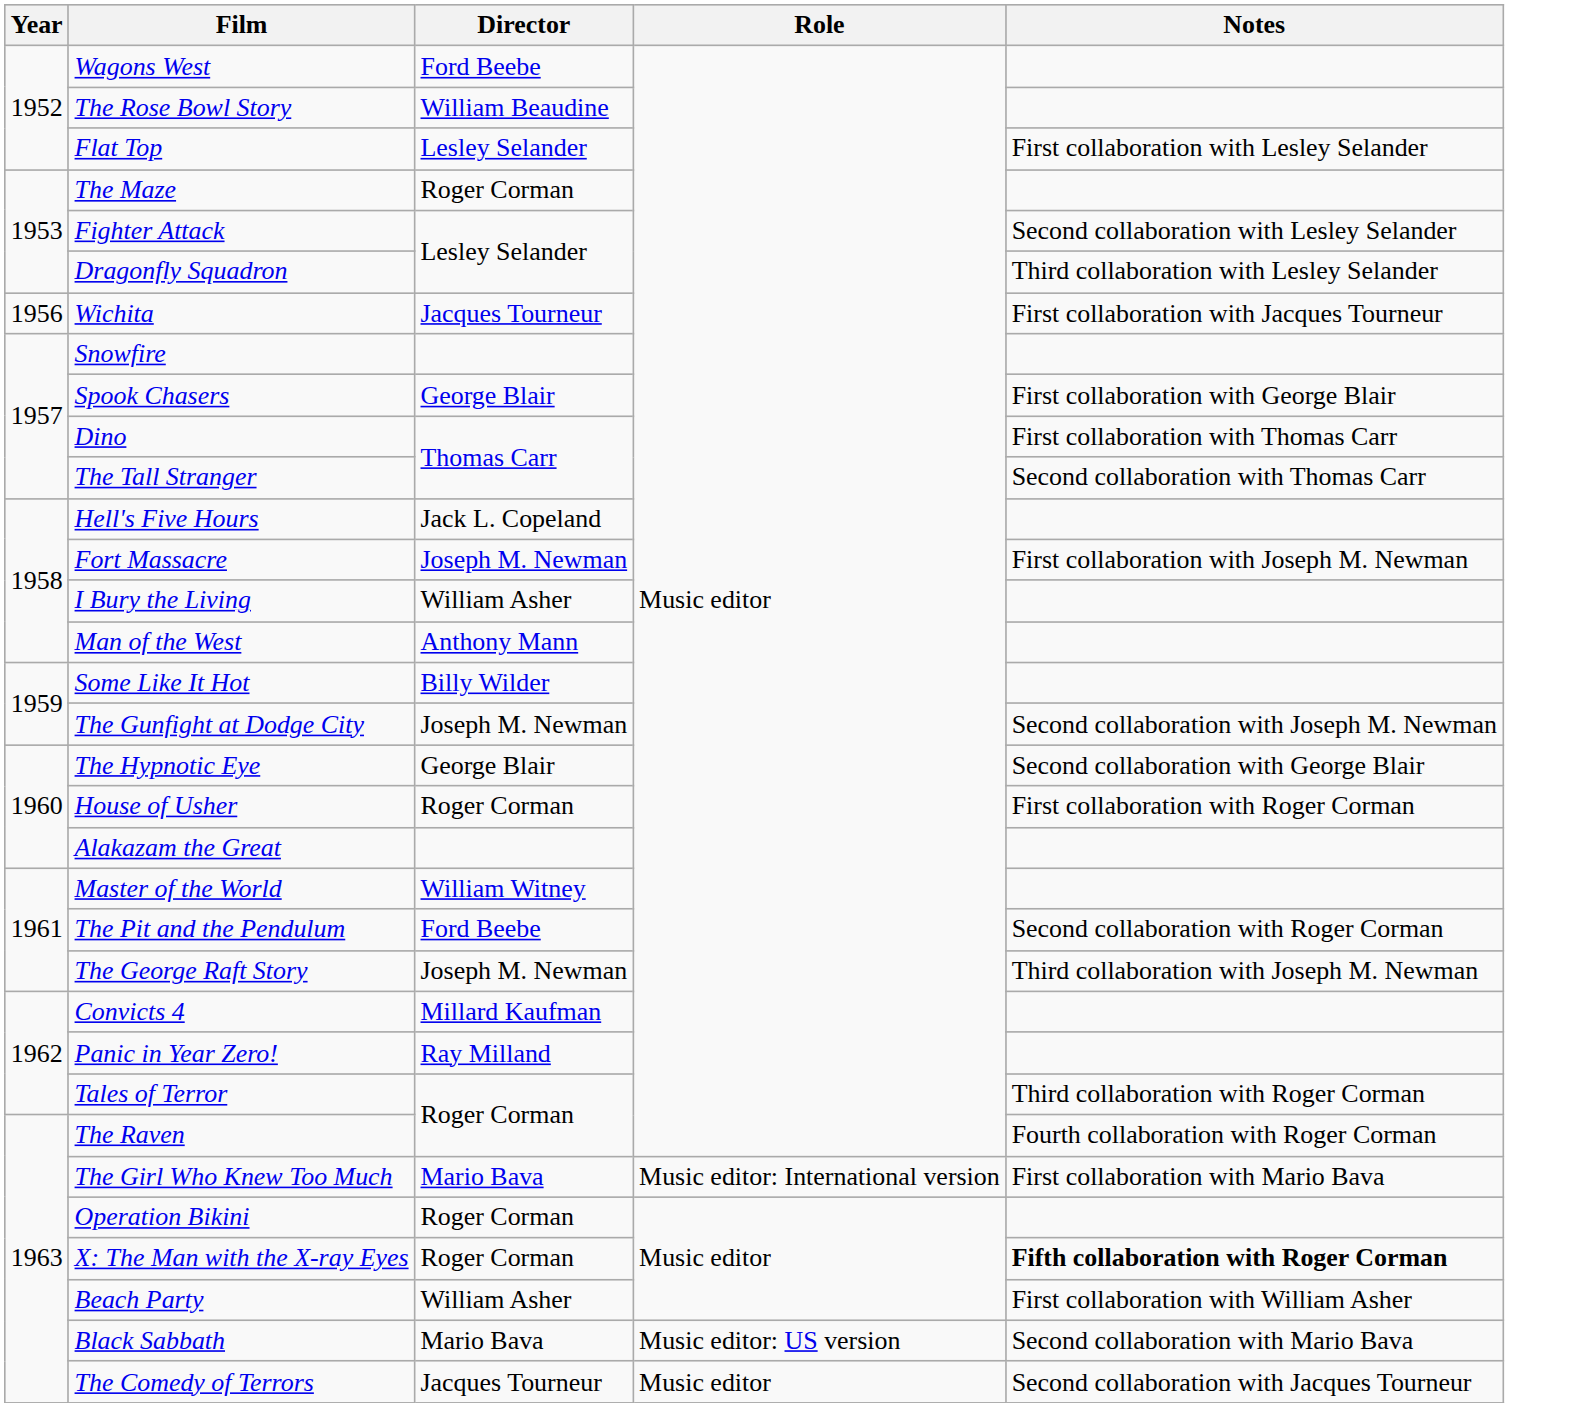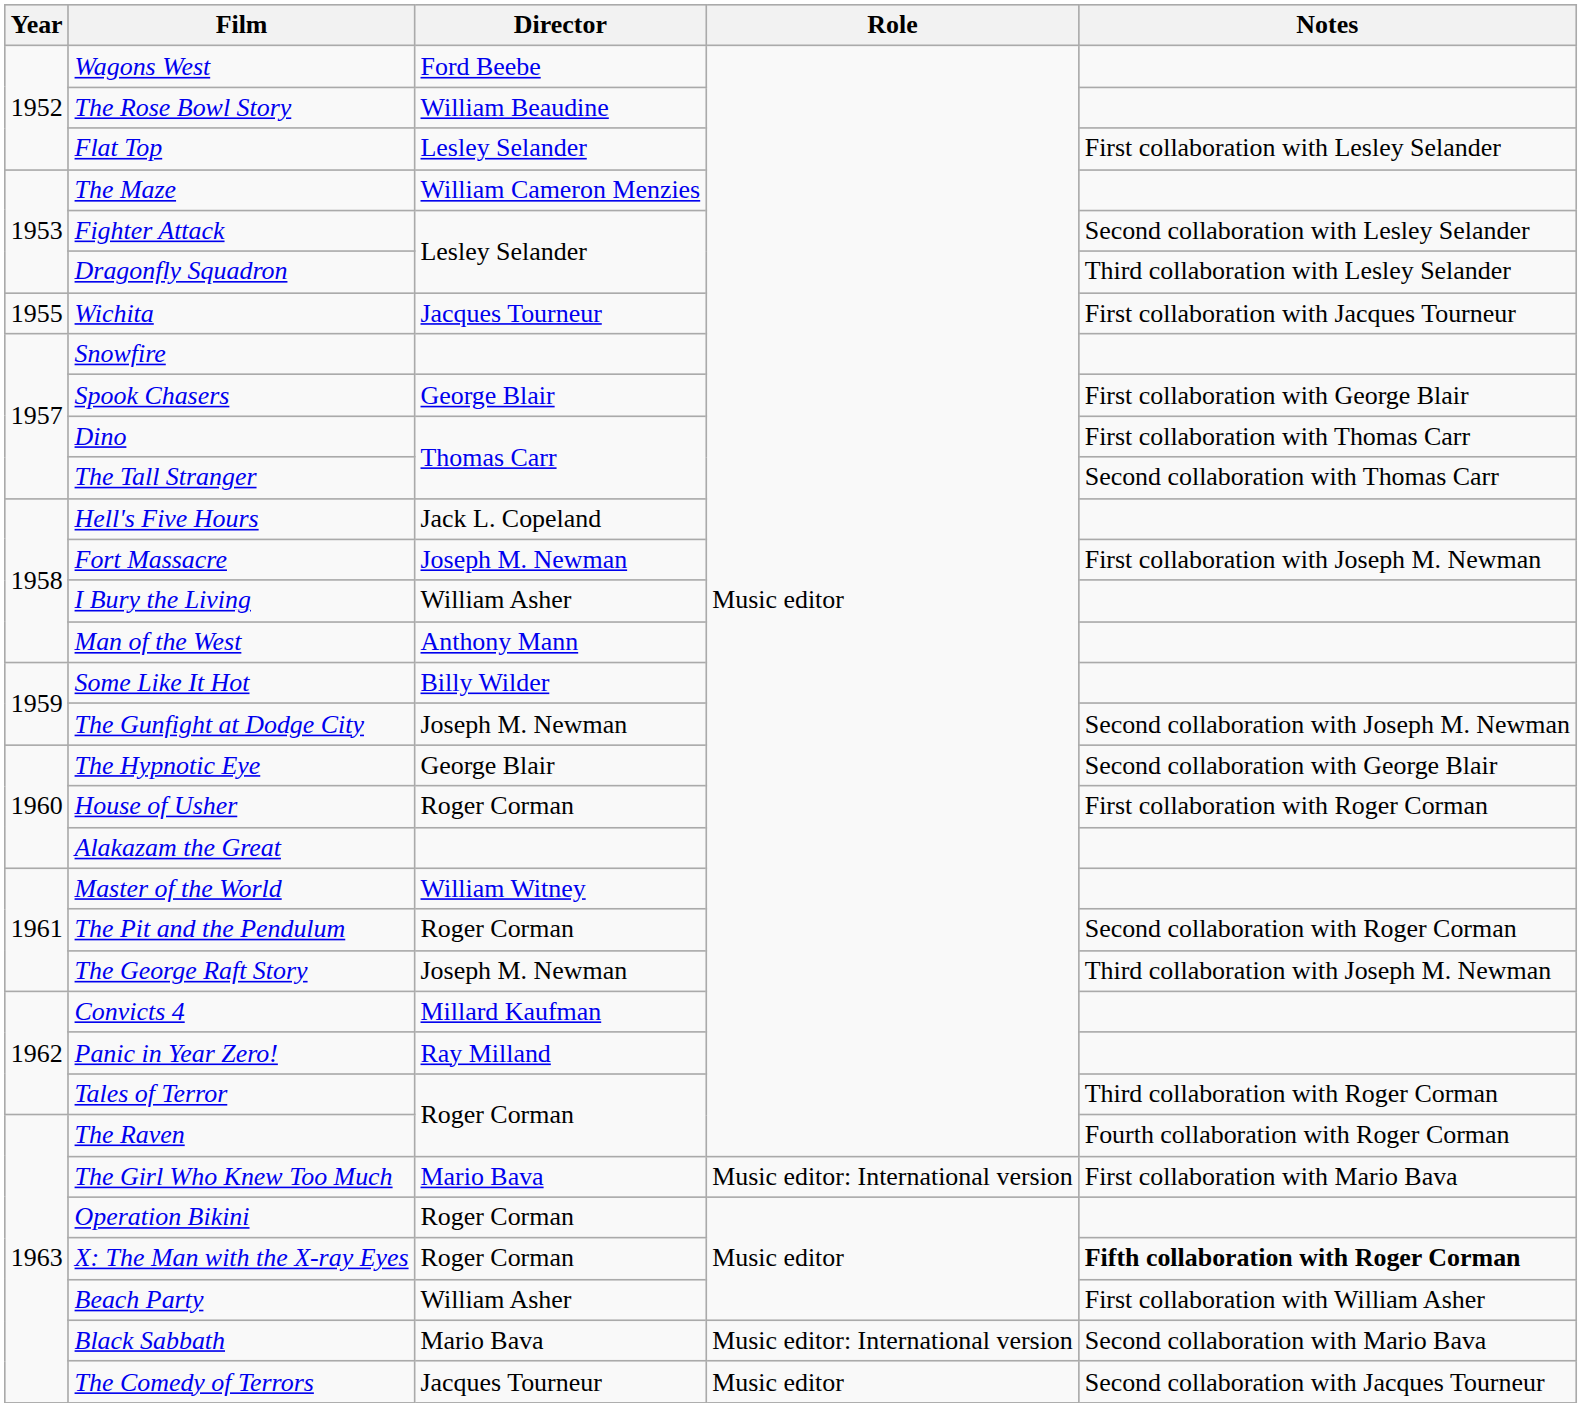(497, 189) Roger Corman -> (560, 189) William Cameron Menzies
(37, 312) 1956 -> (37, 312) 1955
(481, 929) Ford Beebe -> (497, 929) Roger Corman
(770, 1340) Music editor: US version -> (892, 1340) Music editor: International version
